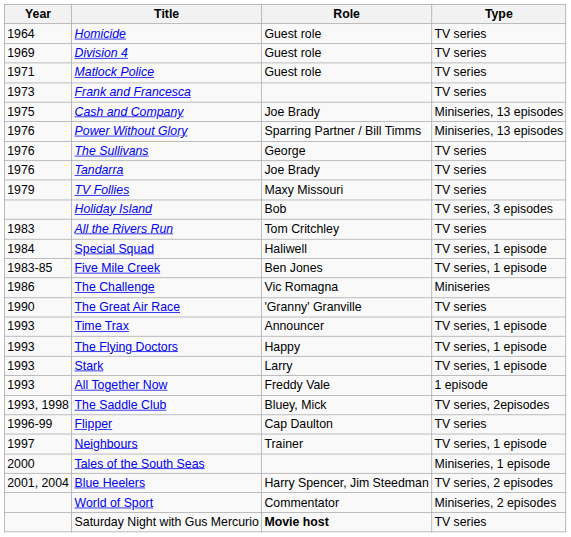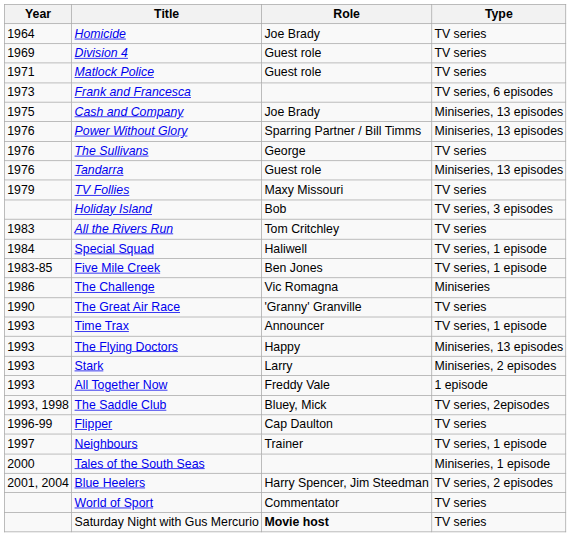(293, 33) Guest role -> (292, 33) Joe Brady
(460, 92) TV series -> (494, 92) TV series, 6 episodes
(292, 170) Joe Brady -> (293, 170) Guest role
(460, 170) TV series -> (499, 170) Miniseries, 13 episodes
(491, 346) TV series, 1 episode -> (499, 346) Miniseries, 13 episodes
(491, 365) TV series, 1 episode -> (495, 365) Miniseries, 2 episodes
(495, 502) Miniseries, 2 episodes -> (460, 502) TV series
